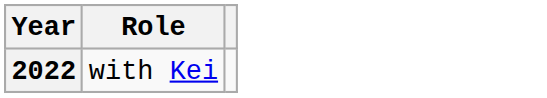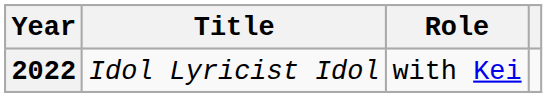+ column: (234, 27)
